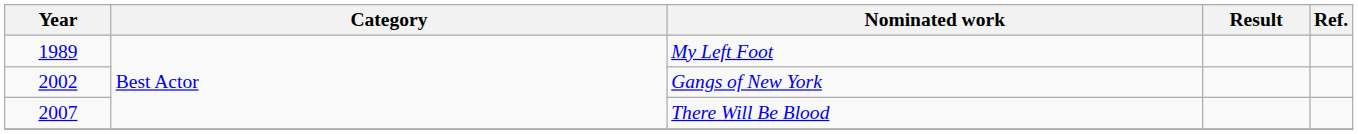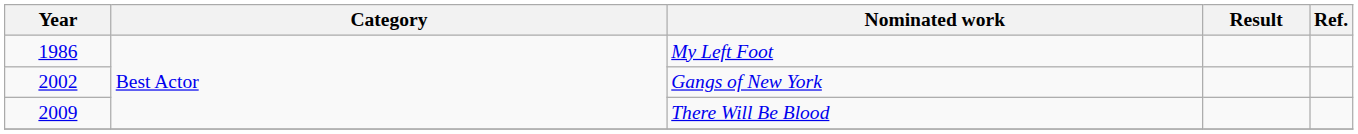(58, 50) 1989 -> (58, 50) 1986
(58, 112) 2007 -> (58, 112) 2009
